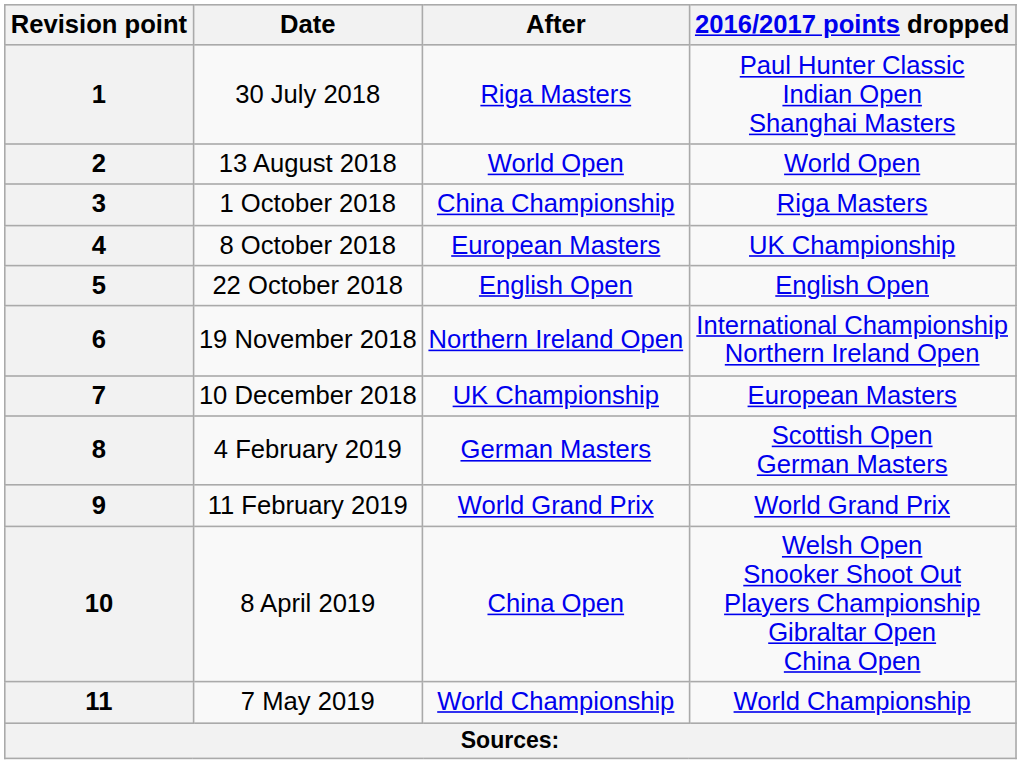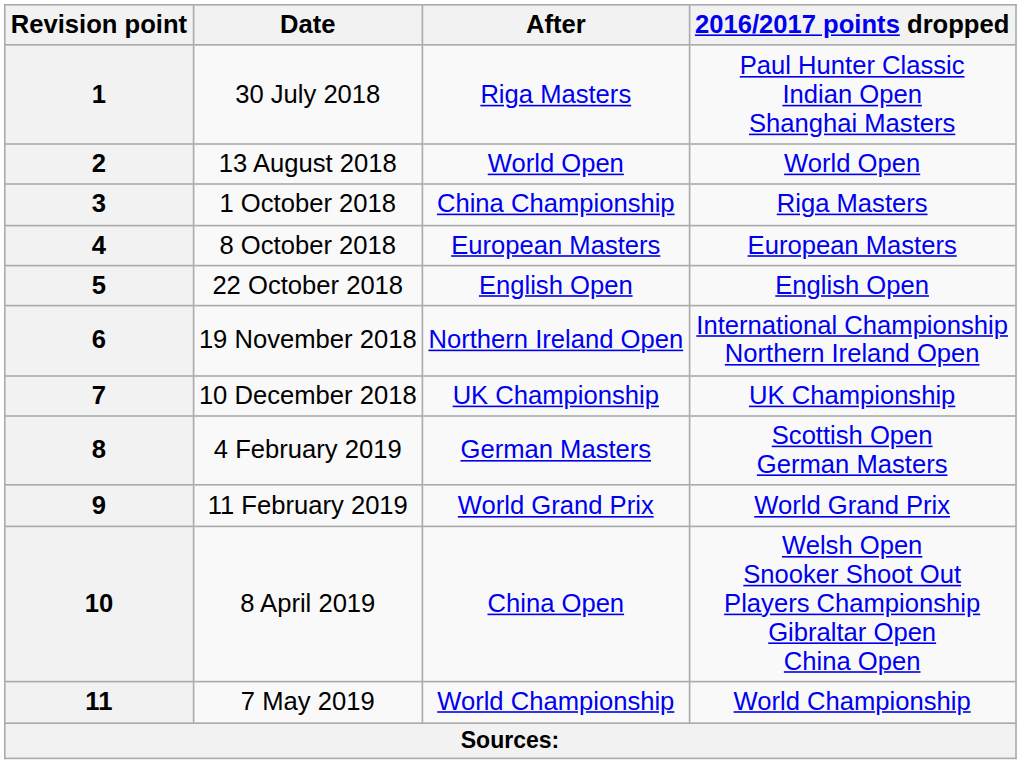(852, 244) UK Championship -> (852, 244) European Masters
(852, 395) European Masters -> (852, 395) UK Championship
